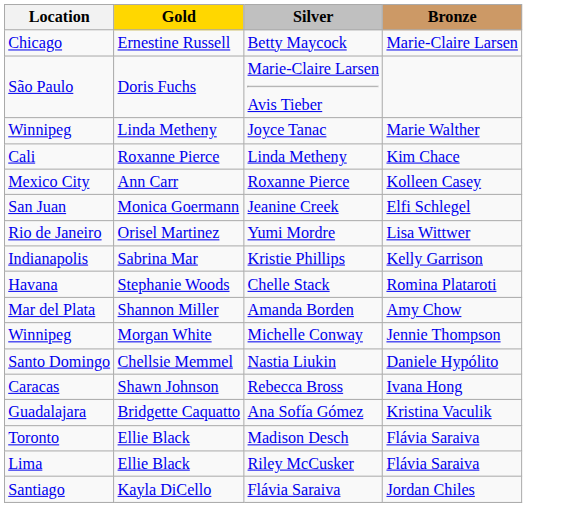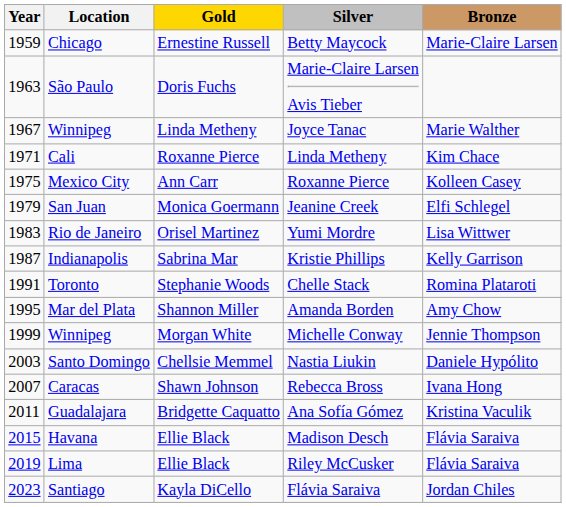+ column: (24, 17)
(33, 284) Havana -> (73, 284) Toronto
(34, 438) Toronto -> (73, 438) Havana
